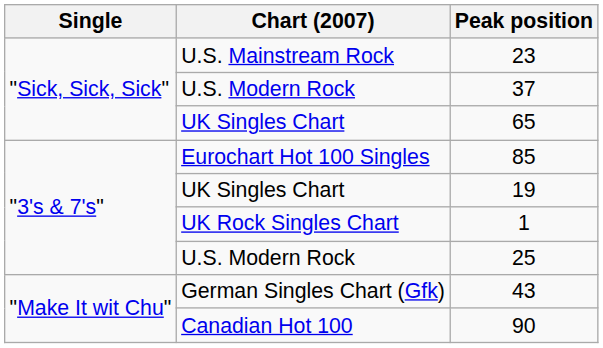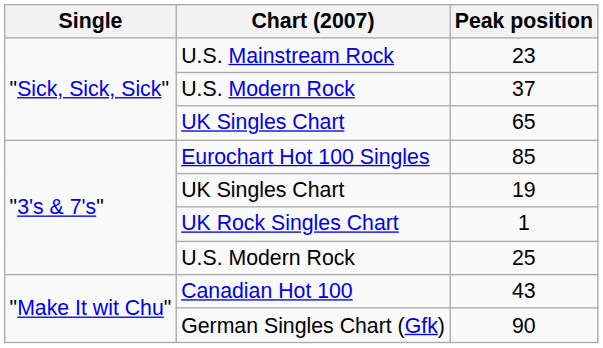(313, 291) German Singles Chart (Gfk) -> (267, 291) Canadian Hot 100
(267, 325) Canadian Hot 100 -> (313, 325) German Singles Chart (Gfk)
